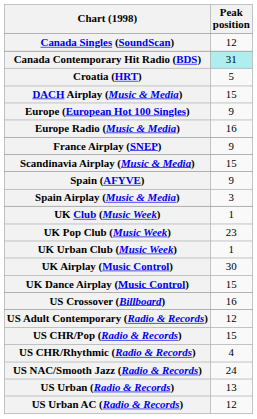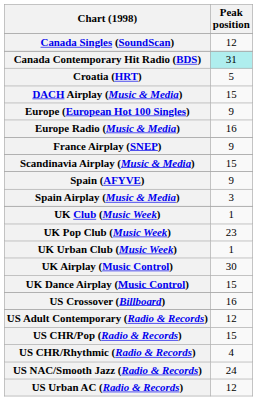- row: (107, 387)
